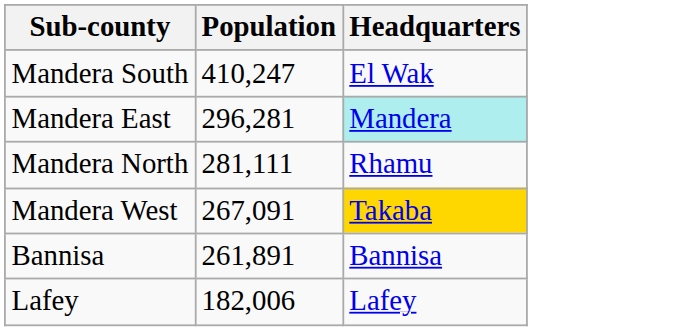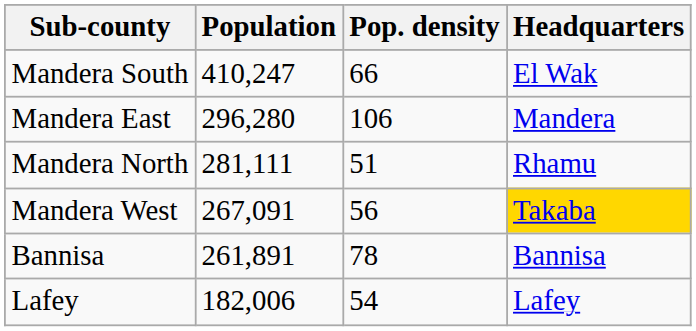+ column: (425, 27)
(248, 118) 296,281 -> (248, 118) 296,280
(400, 118) paleturquoise background -> (564, 118) no background
